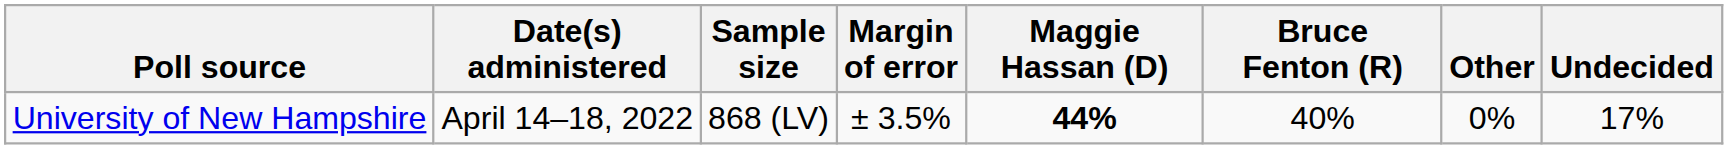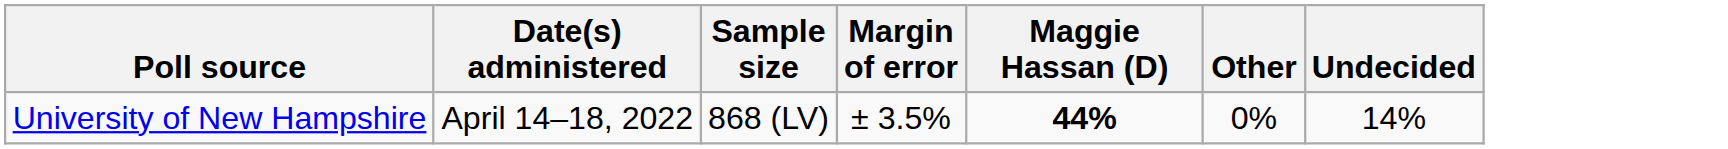- column: (1323, 49)
(1632, 117) 17% -> (1394, 117) 14%
